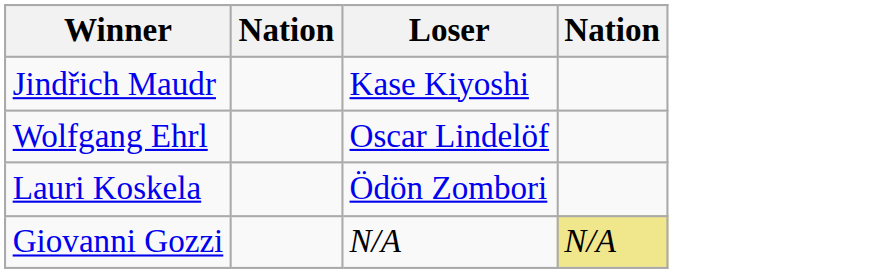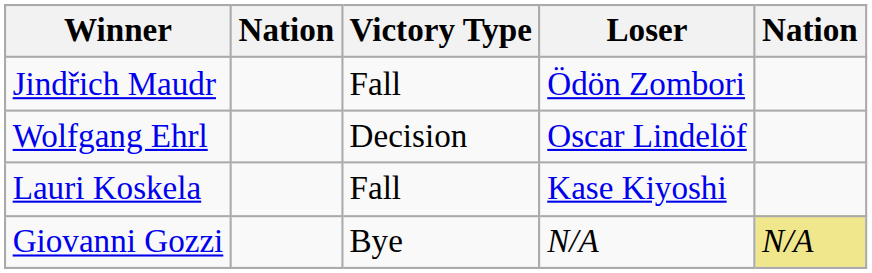+ column: (441, 30)
(439, 83) Kase Kiyoshi -> (646, 83) Ödön Zombori
(448, 188) Ödön Zombori -> (637, 188) Kase Kiyoshi
